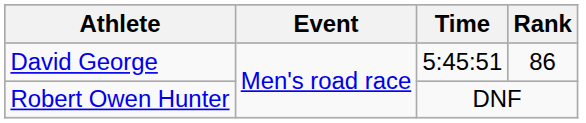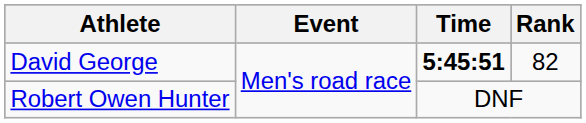(462, 62) normal -> (464, 62) bold
(543, 62) 86 -> (545, 62) 82
